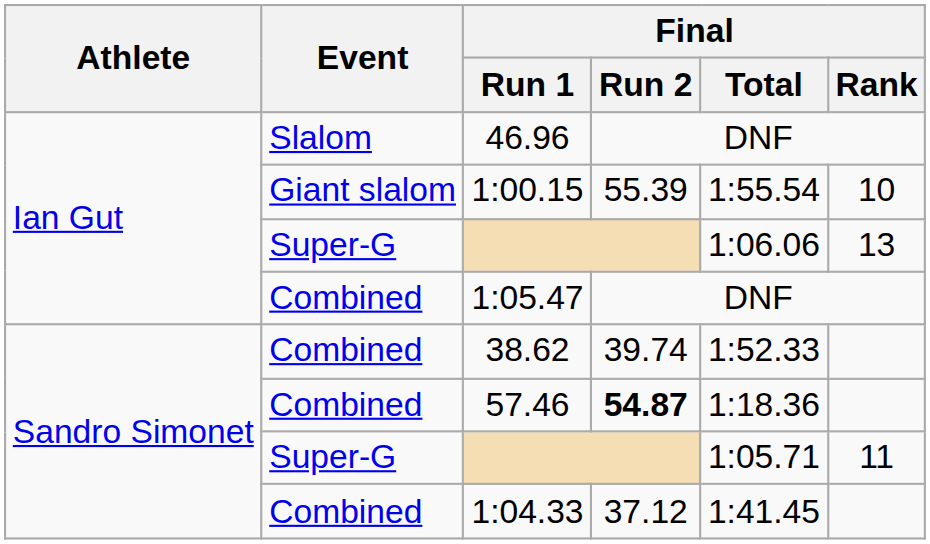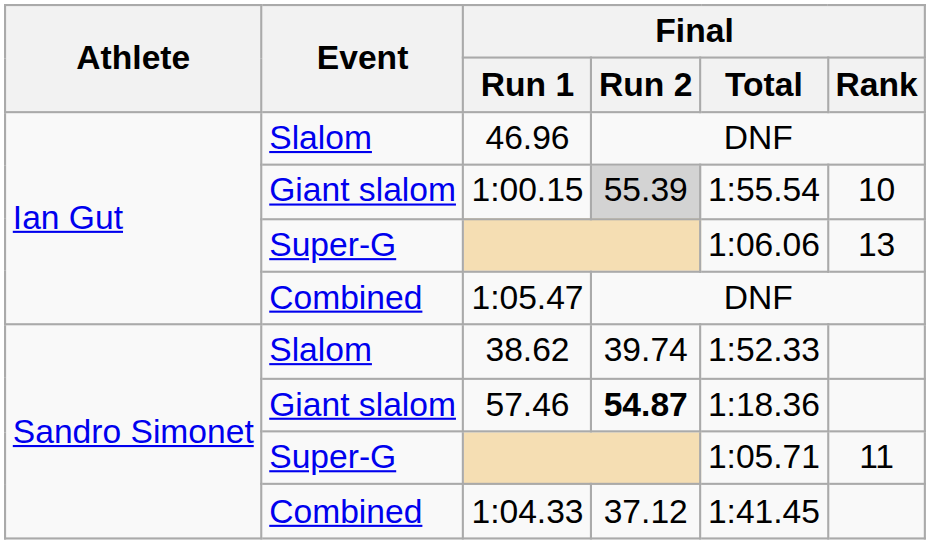(646, 191) no background -> (646, 191) lightgrey background
(346, 350) Combined -> (321, 350) Slalom
(346, 404) Combined -> (363, 404) Giant slalom
